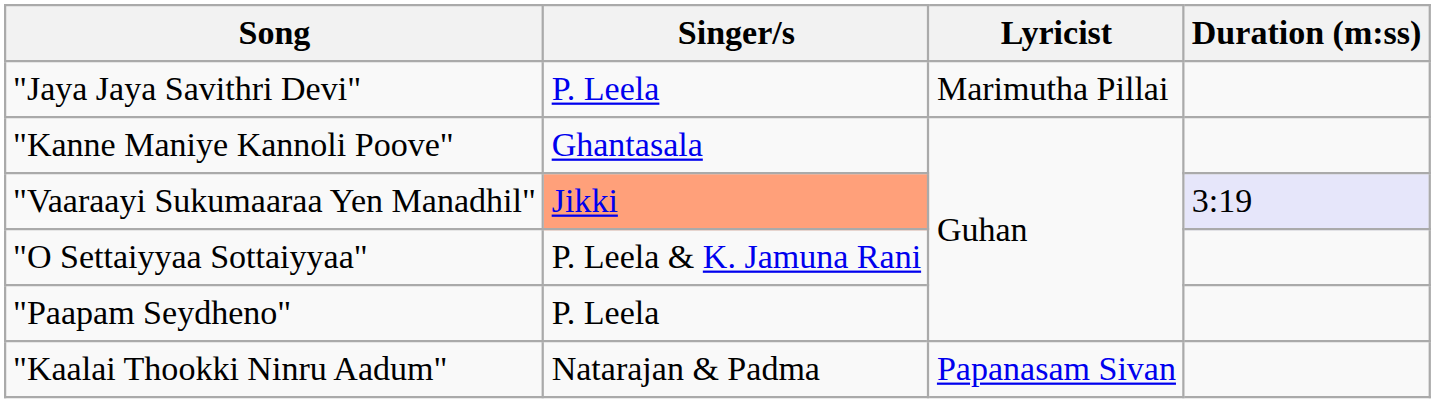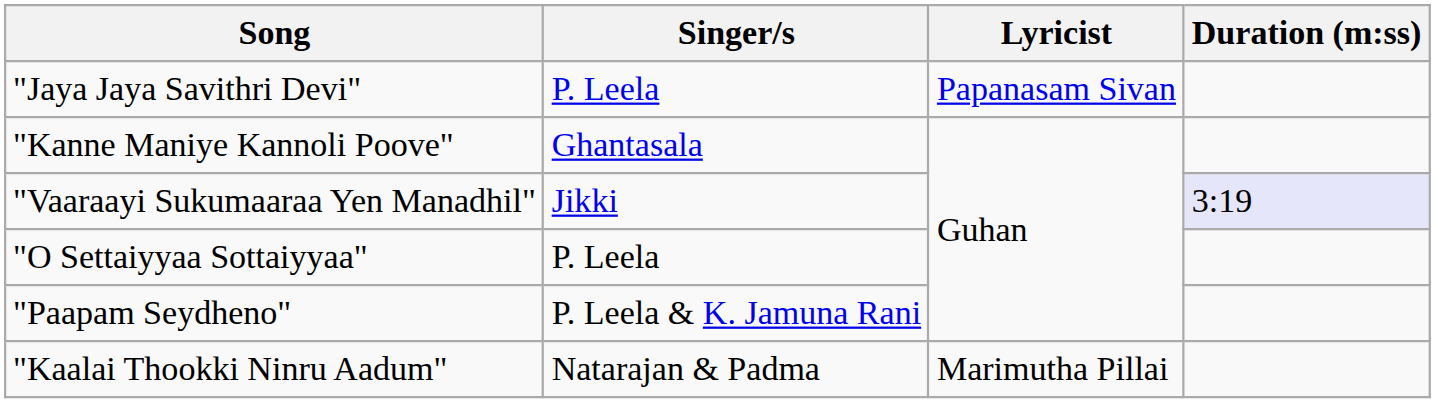(1053, 88) Marimutha Pillai -> (1056, 88) Papanasam Sivan
(585, 201) lightsalmon background -> (585, 201) no background
(736, 257) P. Leela & K. Jamuna Rani -> (606, 257) P. Leela
(606, 313) P. Leela -> (736, 313) P. Leela & K. Jamuna Rani
(1056, 369) Papanasam Sivan -> (1053, 369) Marimutha Pillai
